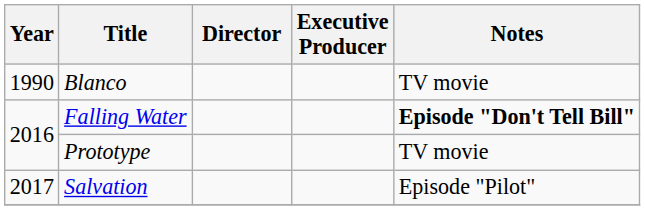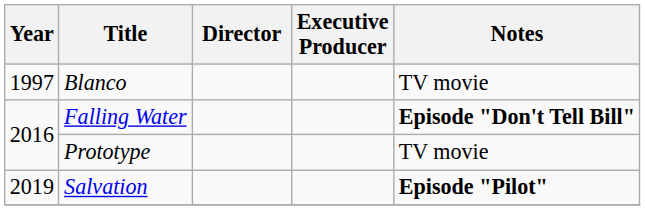(32, 81) 1990 -> (32, 81) 1997
(32, 186) 2017 -> (32, 186) 2019
(467, 186) normal -> (473, 186) bold
